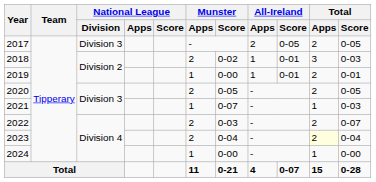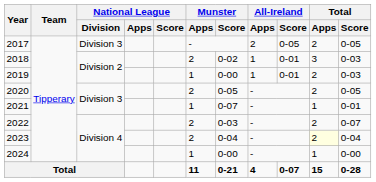(351, 75) 0-01 -> (351, 75) 0-03
(351, 106) 0-03 -> (351, 106) 0-01
